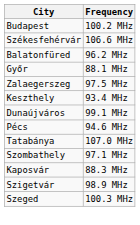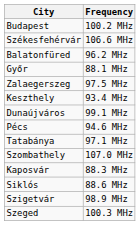(109, 141) 107.0 MHz -> (106, 141) 97.1 MHz
(106, 156) 97.1 MHz -> (109, 156) 107.0 MHz
+ row: (22, 184)
